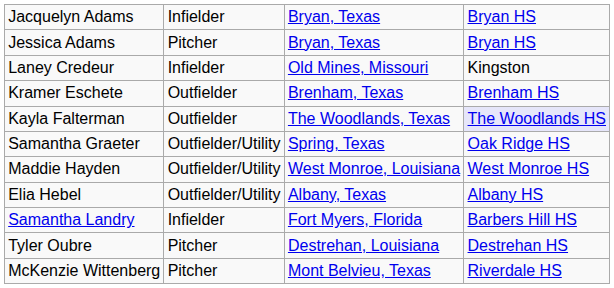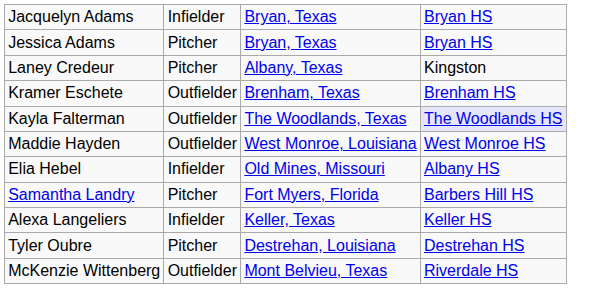(196, 67) Infielder -> (193, 67) Pitcher
(358, 67) Old Mines, Missouri -> (293, 67) Albany, Texas
- row: (74, 144)
(224, 169) Outfielder/Utility -> (202, 144) Outfielder
(224, 194) Outfielder/Utility -> (196, 169) Infielder
(337, 194) Albany, Texas -> (315, 169) Old Mines, Missouri
(196, 220) Infielder -> (193, 194) Pitcher
+ row: (67, 220)
(193, 270) Pitcher -> (202, 270) Outfielder
